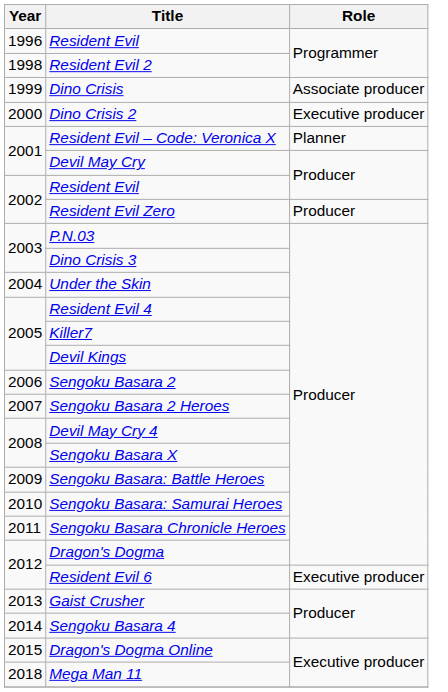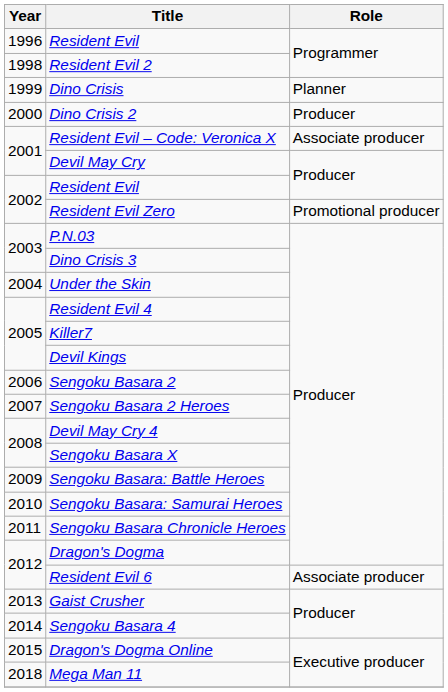(359, 89) Associate producer -> (319, 89) Planner
(359, 114) Executive producer -> (324, 114) Producer
(319, 138) Planner -> (359, 138) Associate producer
(324, 211) Producer -> (366, 211) Promotional producer
(359, 576) Executive producer -> (359, 576) Associate producer
